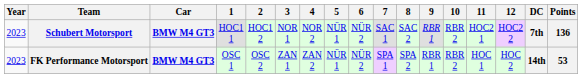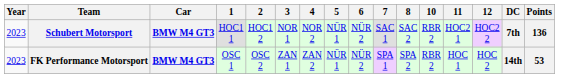- column: (431, 11)
